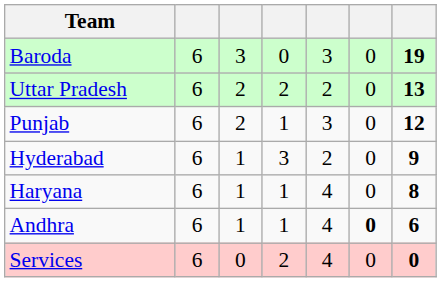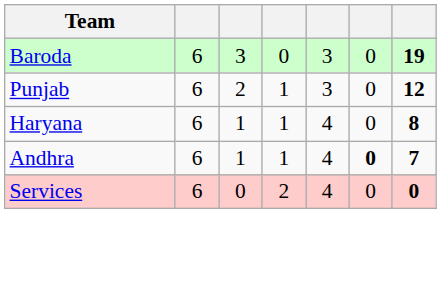- row: (68, 89)
- row: (57, 157)
(414, 225) 6 -> (414, 157) 7
